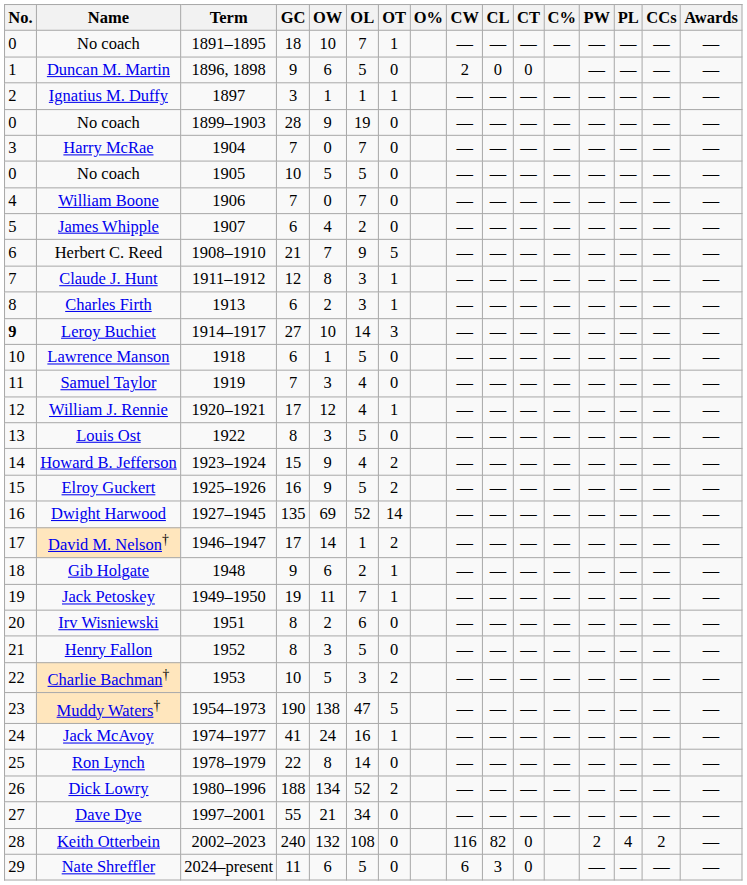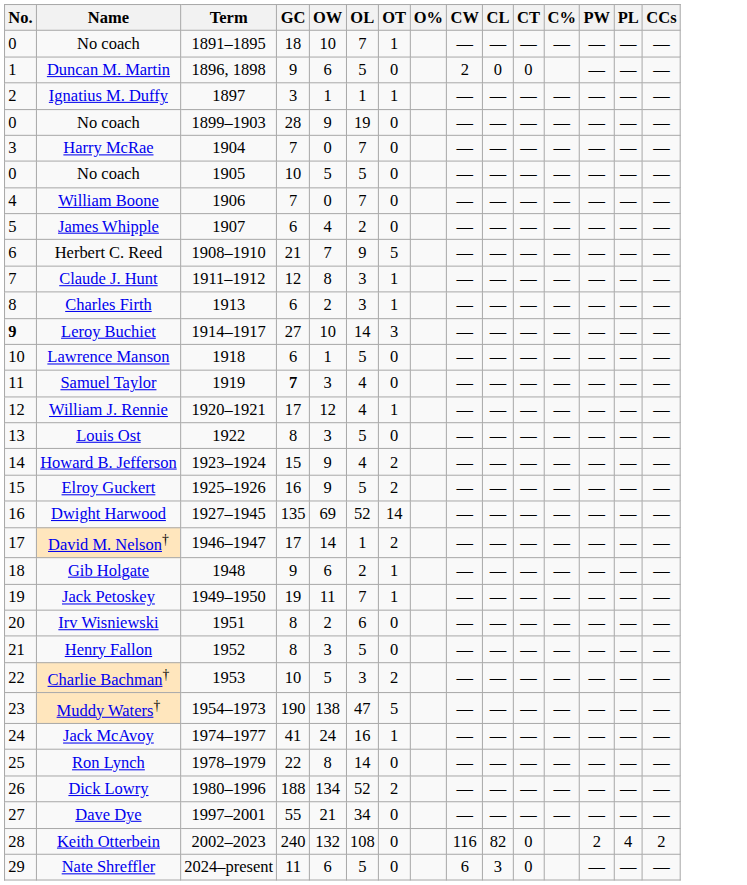- column: (711, 17)
(293, 383) normal -> (293, 383) bold
